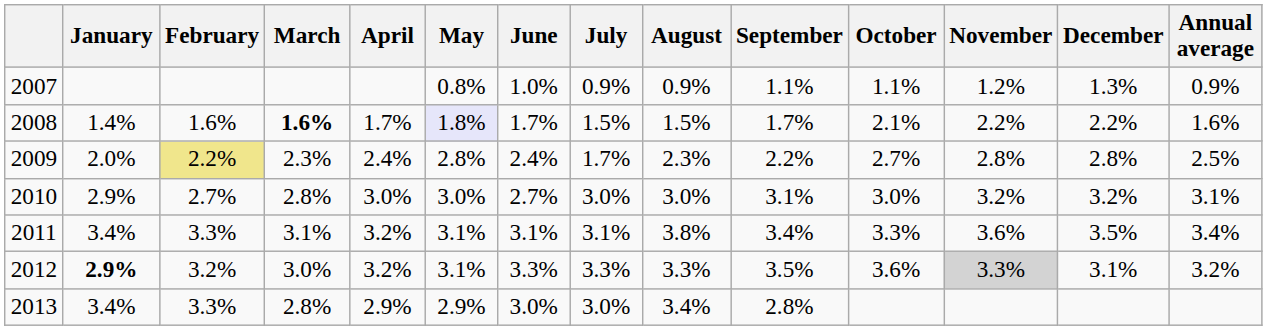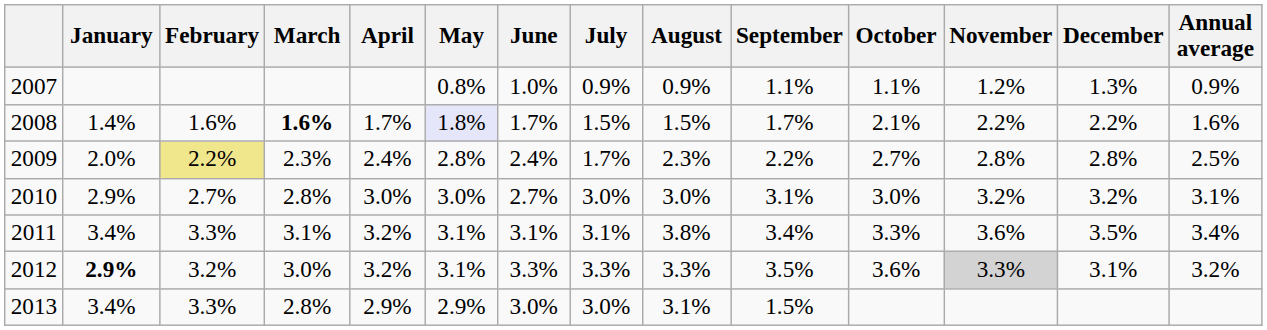(686, 306) 3.4% -> (686, 306) 3.1%
(789, 306) 2.8% -> (789, 306) 1.5%
